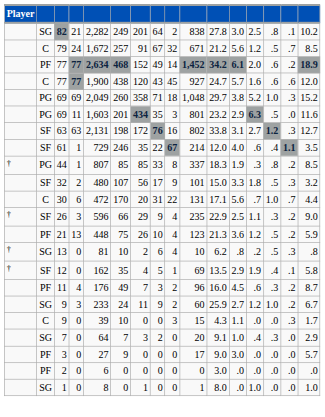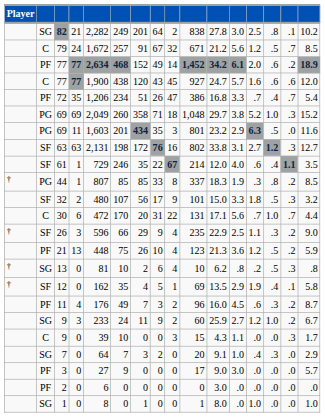+ row: (62, 98)
